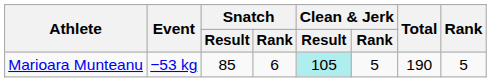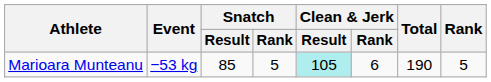(275, 65) 6 -> (275, 65) 5
(375, 65) 5 -> (375, 65) 6
